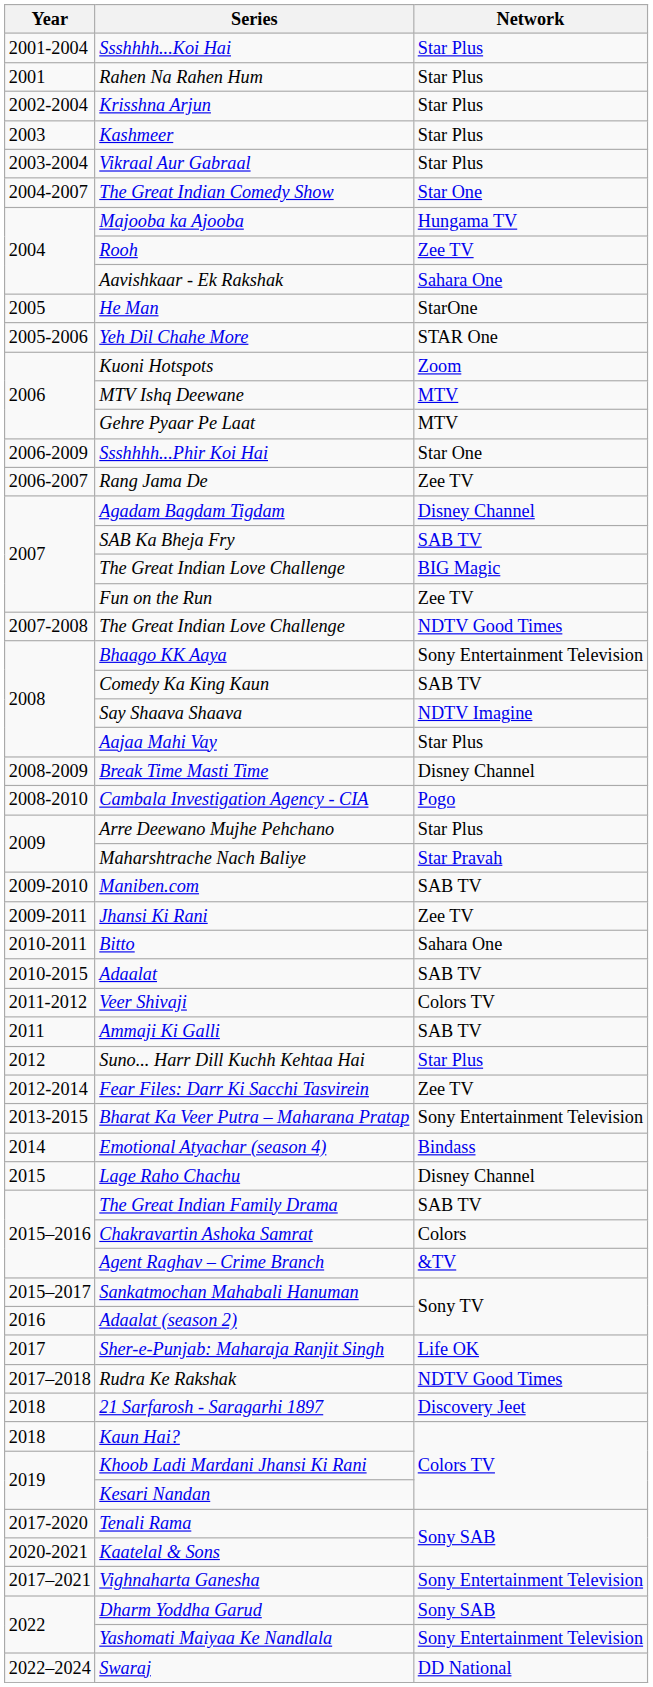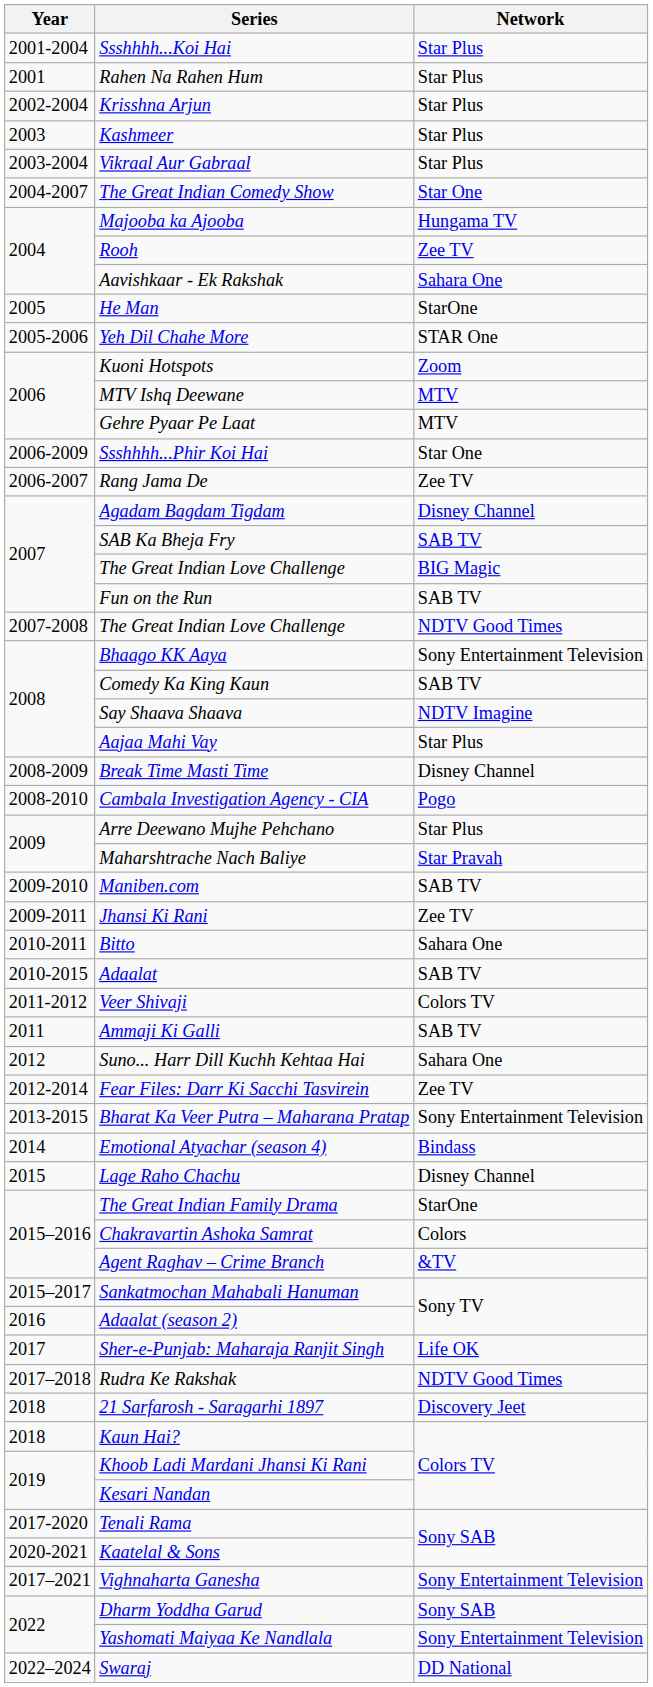(446, 597) Zee TV -> (450, 597) SAB TV
(450, 1060) Star Plus -> (460, 1060) Sahara One
(450, 1204) SAB TV -> (448, 1204) StarOne
